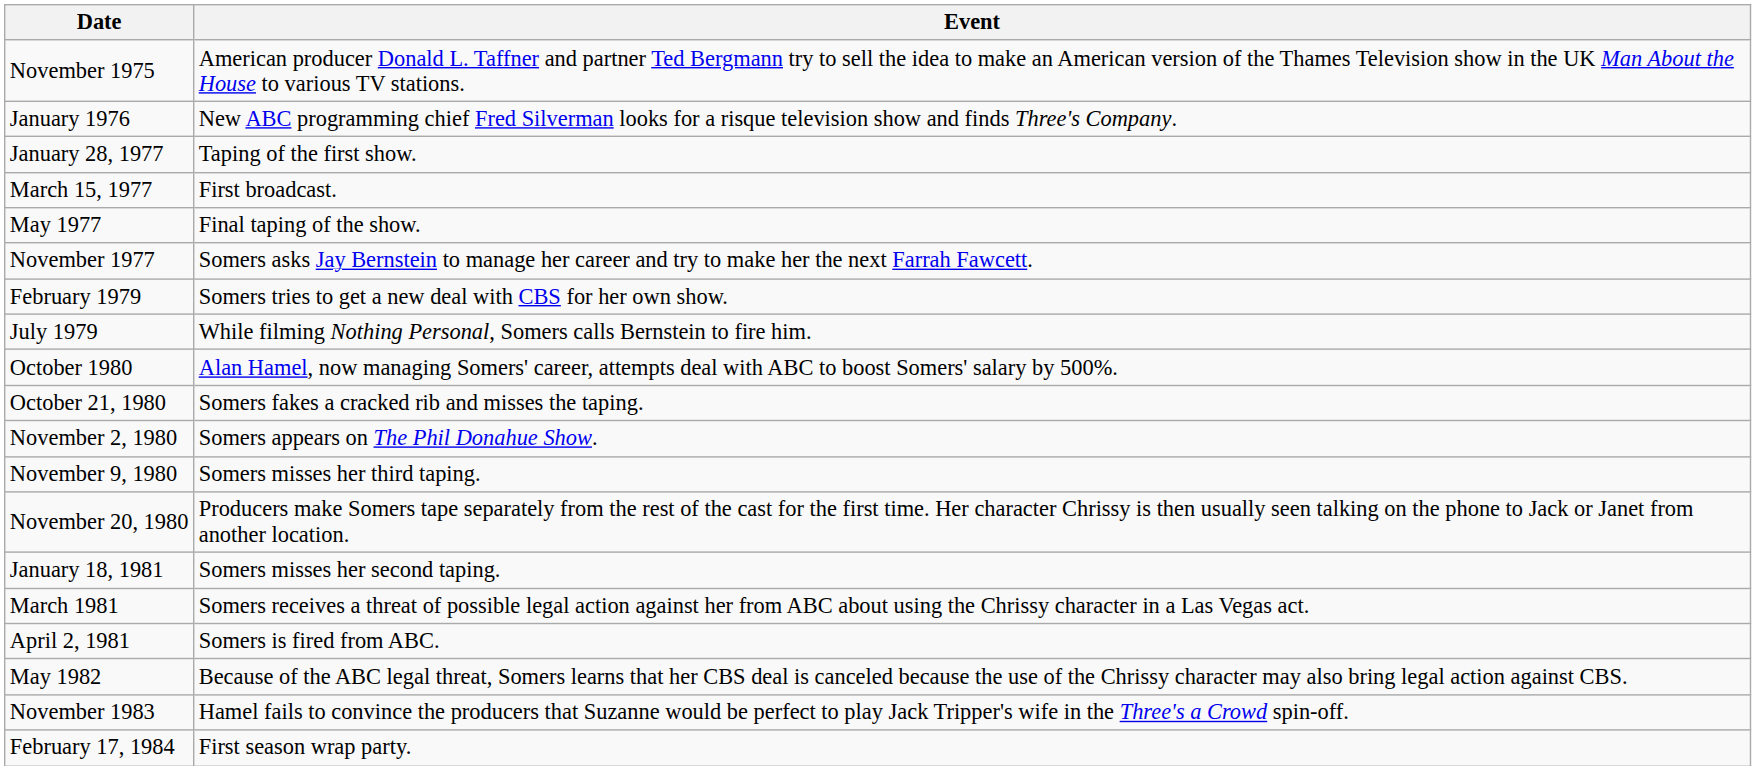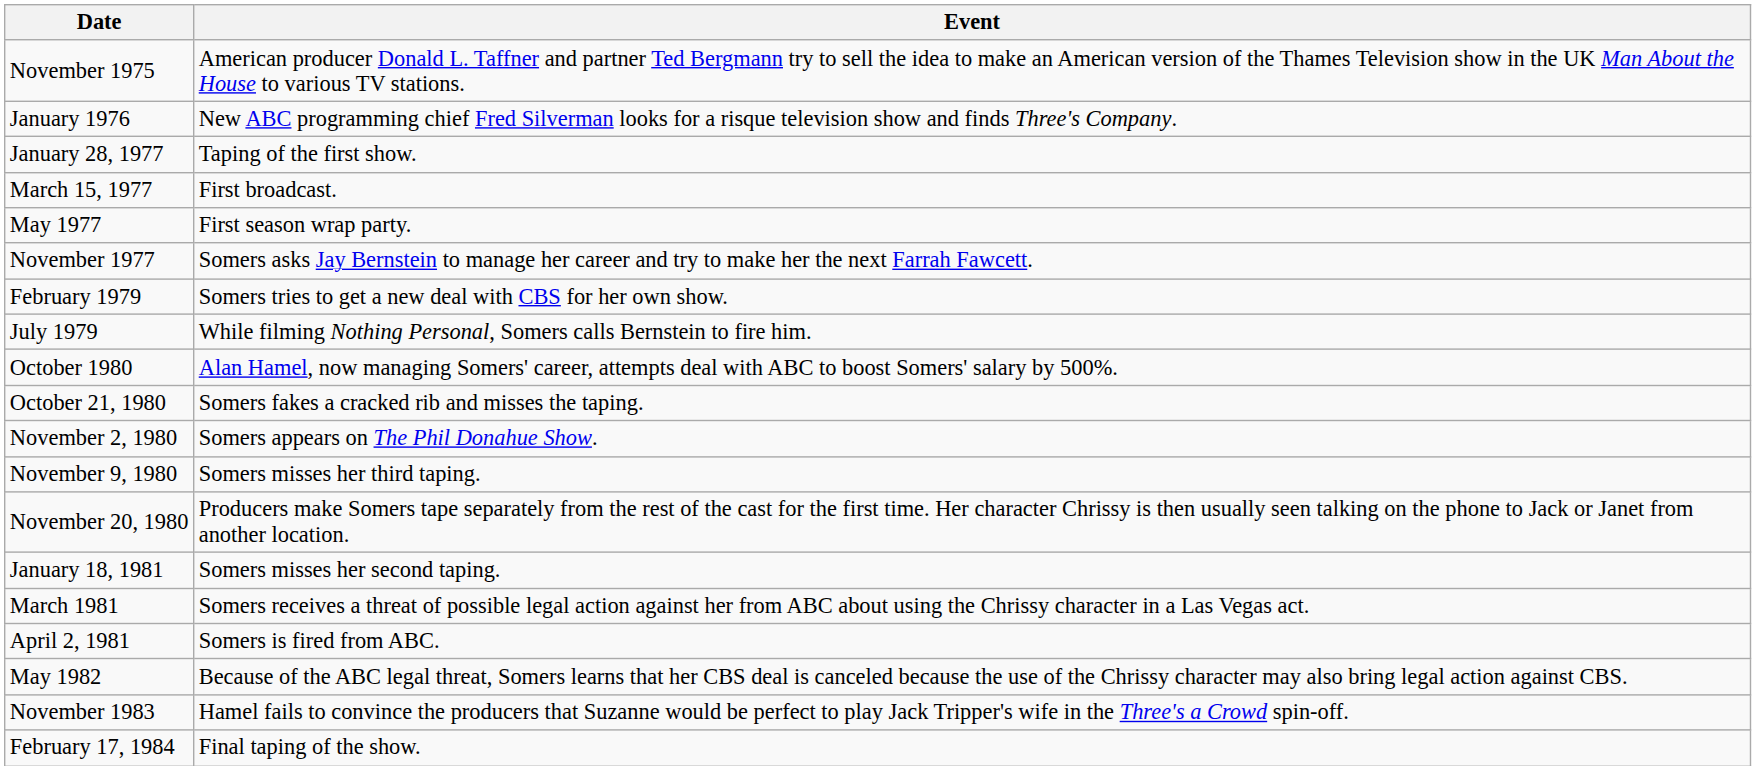(310, 225) Final taping of the show. -> (305, 225) First season wrap party.
(305, 747) First season wrap party. -> (310, 747) Final taping of the show.
